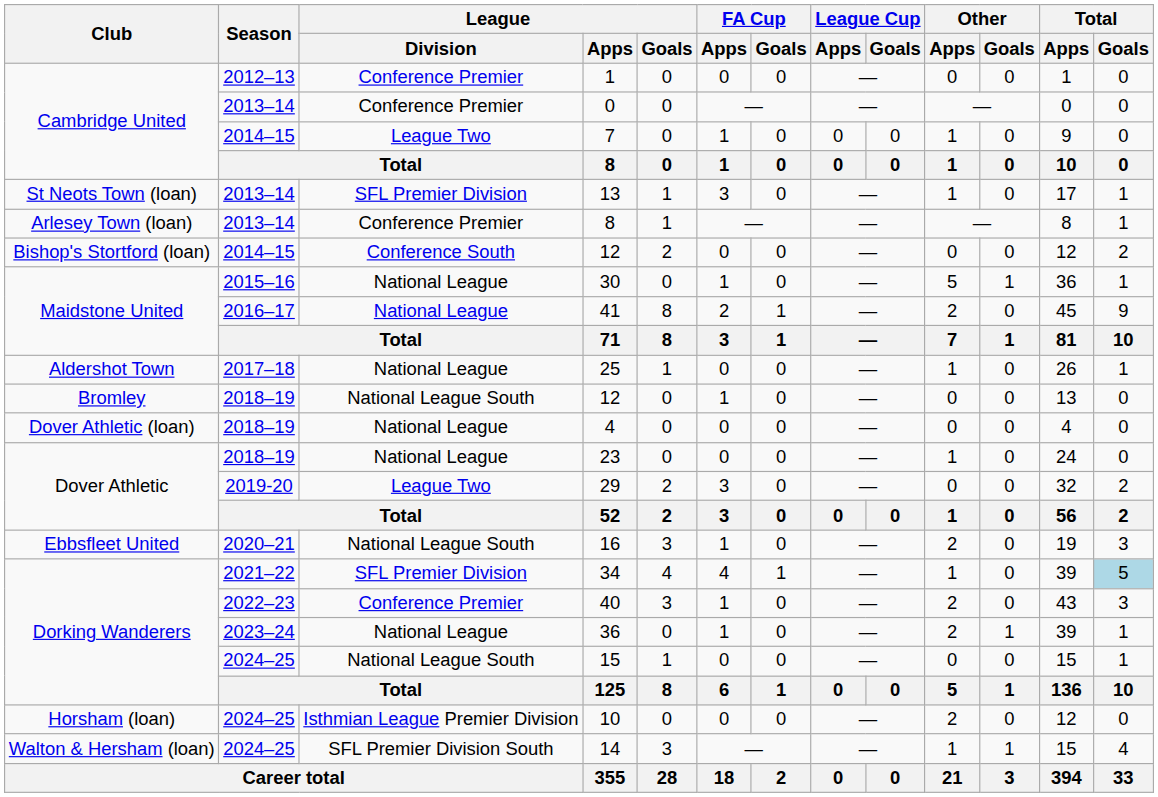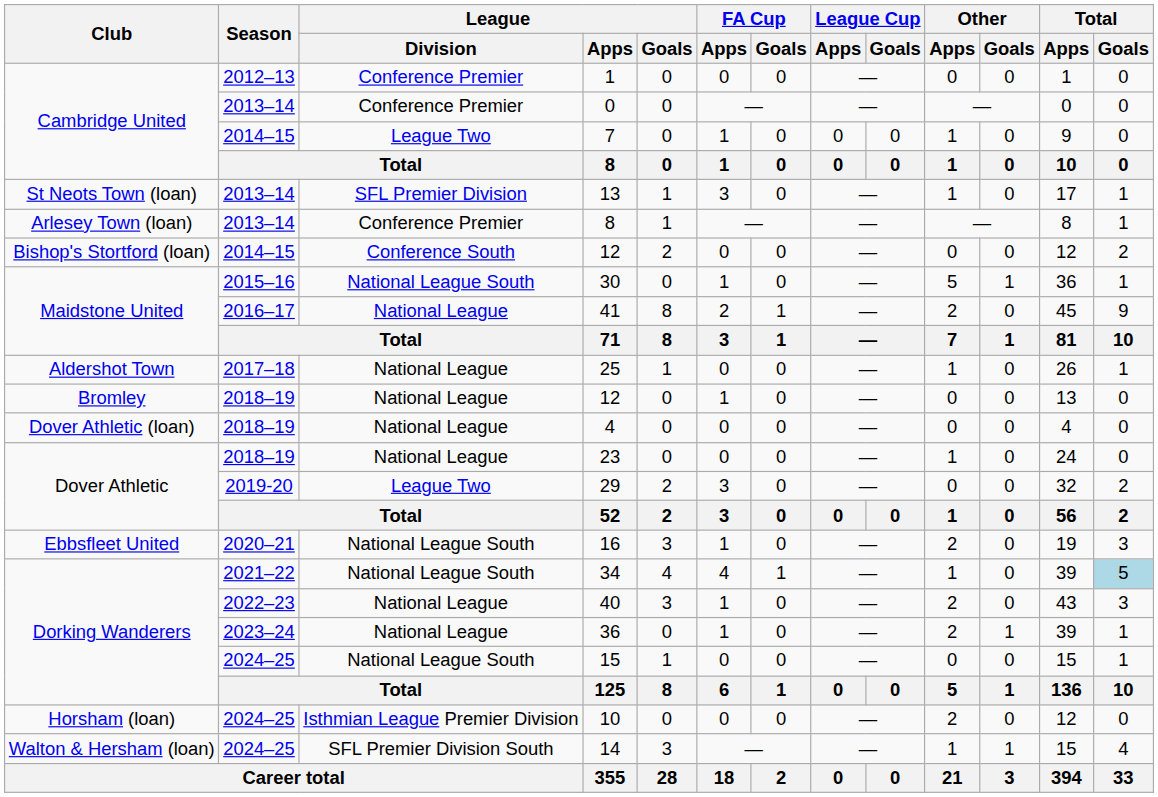(441, 281) National League -> (441, 281) National League South
(441, 398) National League South -> (441, 398) National League
(441, 573) SFL Premier Division -> (441, 573) National League South
(441, 602) Conference Premier -> (441, 602) National League
